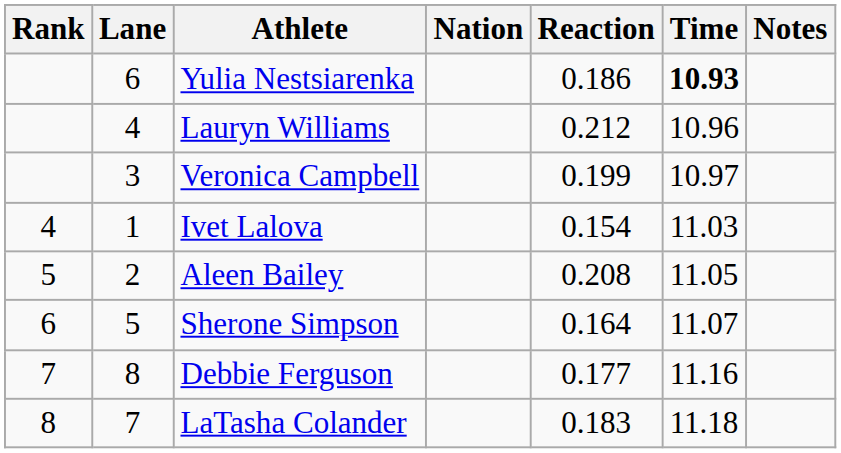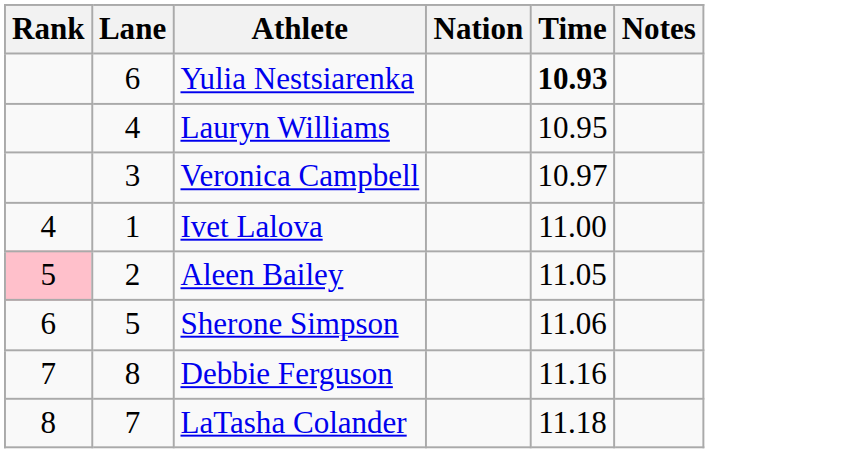- column: (596, 29)
(704, 127) 10.96 -> (572, 127) 10.95
(704, 226) 11.03 -> (572, 226) 11.00
(48, 275) no background -> (48, 275) pink background
(704, 324) 11.07 -> (572, 324) 11.06
